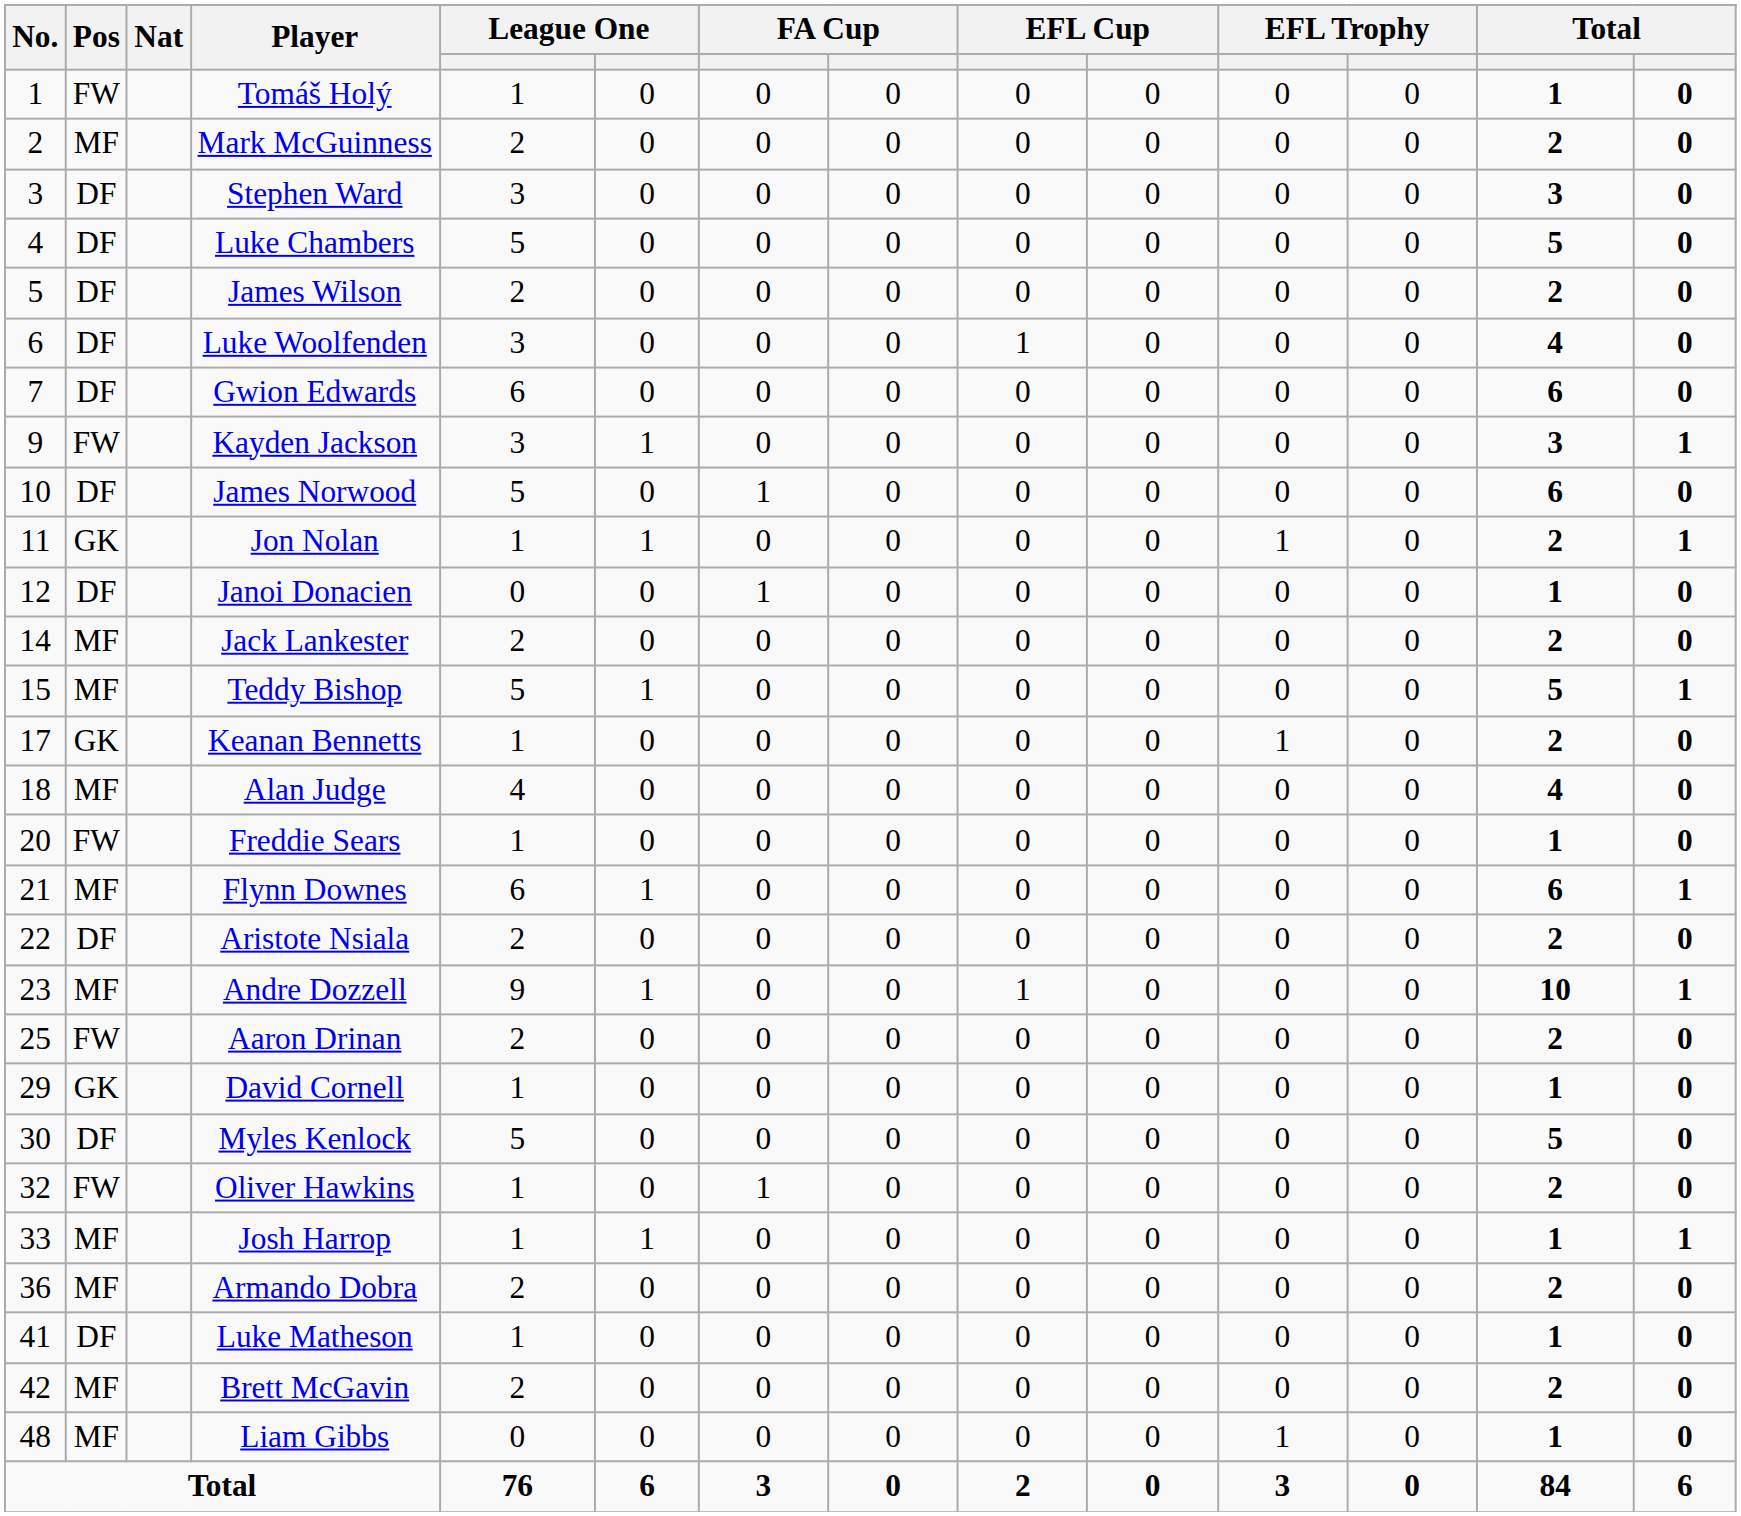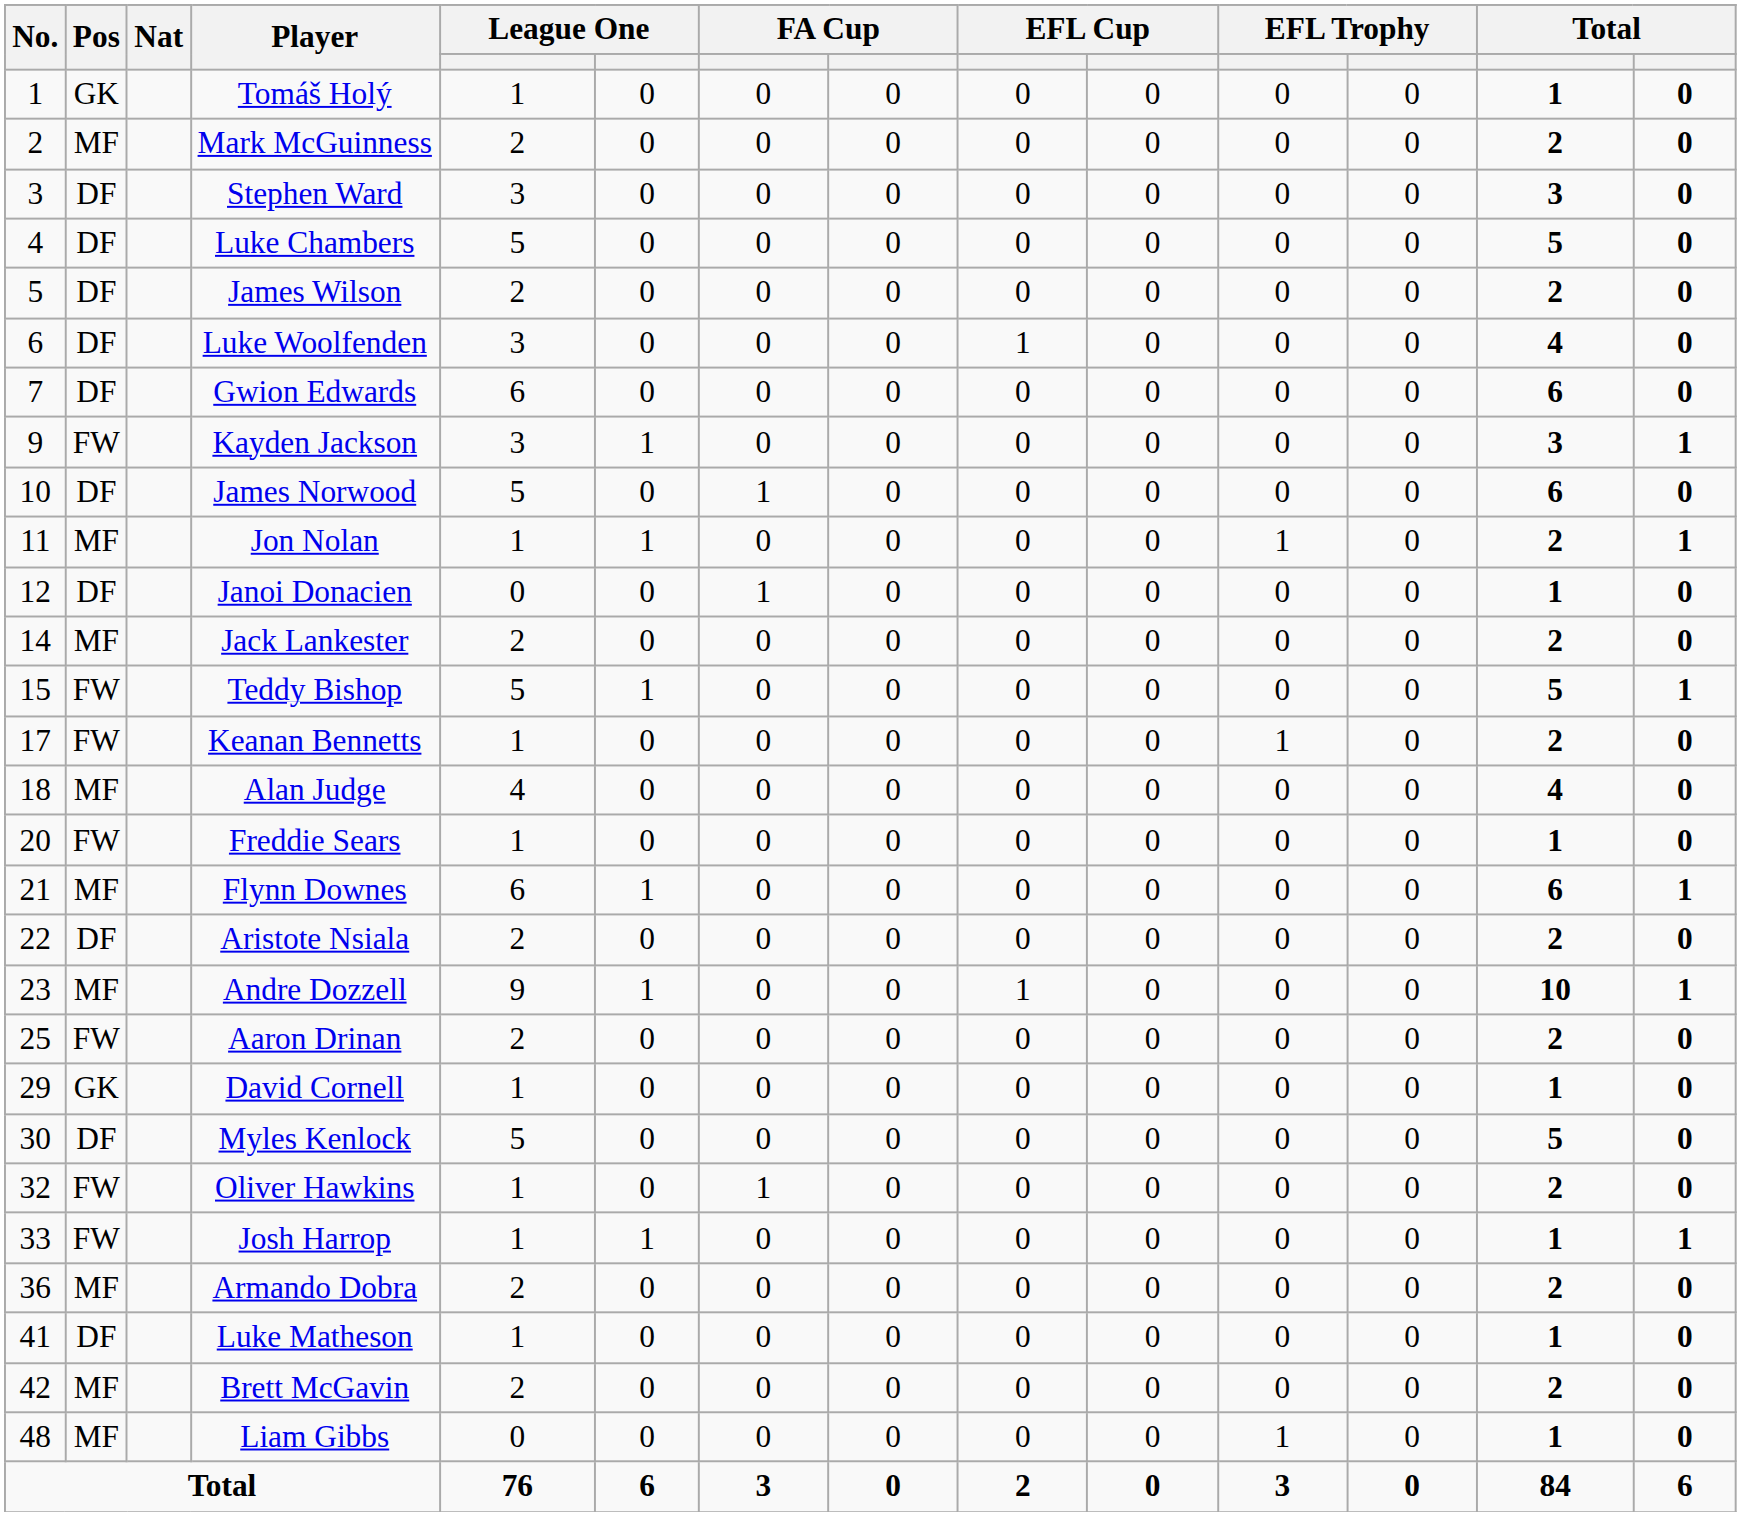(96, 93) FW -> (96, 93) GK
(96, 541) GK -> (96, 541) MF
(96, 690) MF -> (96, 690) FW
(96, 740) GK -> (96, 740) FW
(96, 1237) MF -> (96, 1237) FW
